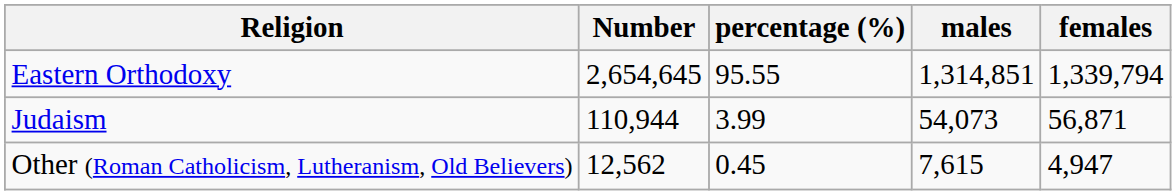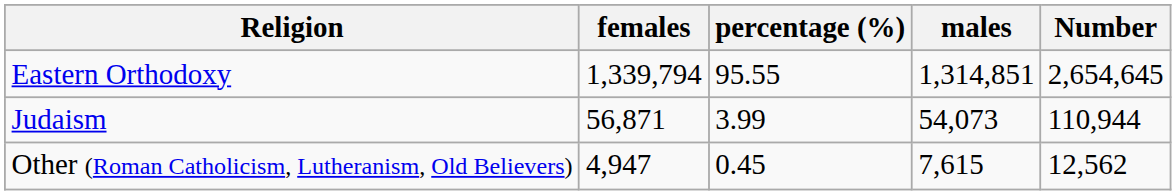columns swapped: (644, 27) <-> (1106, 27)
